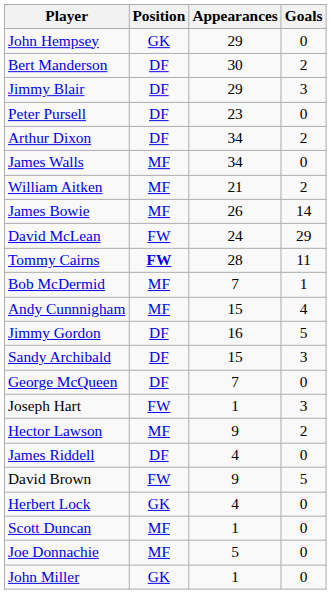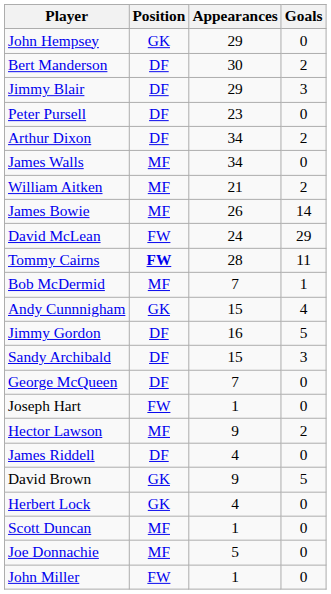(159, 308) MF -> (159, 308) GK
(304, 406) 3 -> (304, 406) 0
(159, 479) FW -> (159, 479) GK
(159, 576) GK -> (159, 576) FW
